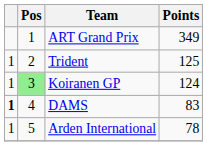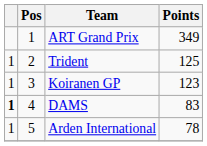(31, 83) lightgreen background -> (31, 83) no background
(189, 83) 124 -> (189, 83) 123
